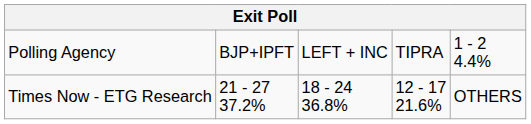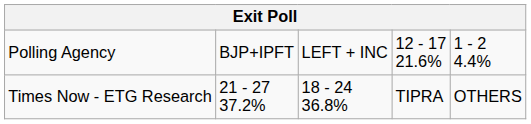(419, 52) TIPRA -> (421, 52) 12 - 17 21.6%
(421, 96) 12 - 17 21.6% -> (419, 96) TIPRA
